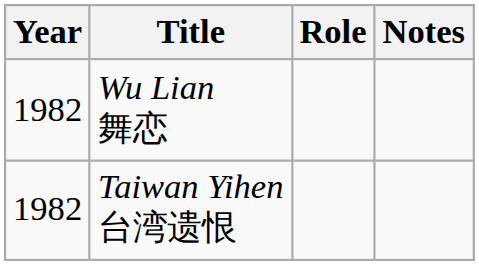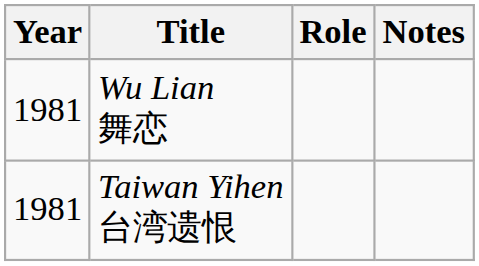(48, 109) 1982 -> (48, 109) 1981
(48, 209) 1982 -> (48, 209) 1981
